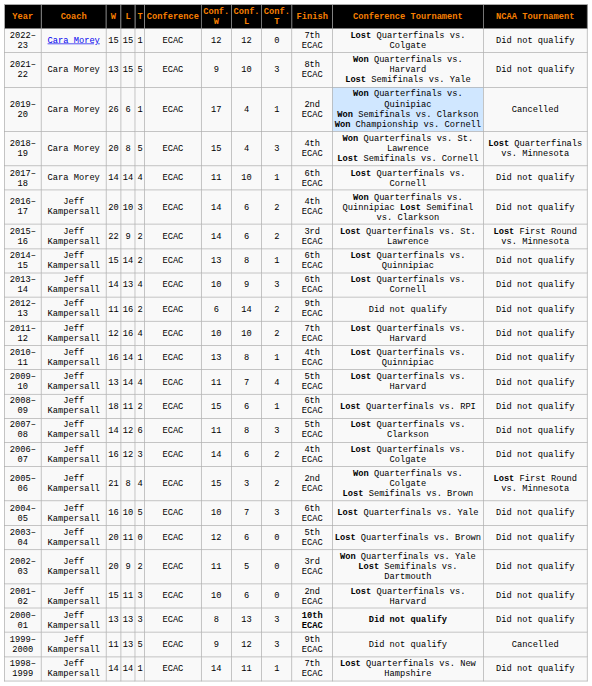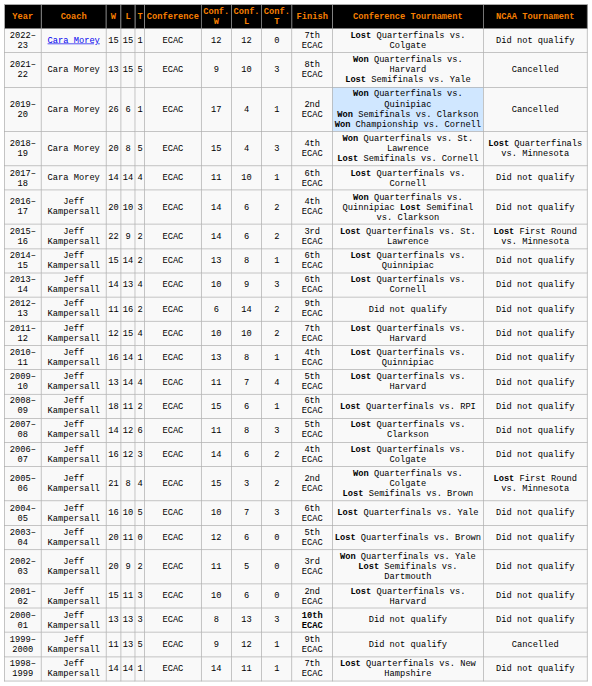(535, 70) Did not qualify -> (535, 70) Cancelled
(128, 333) 16 -> (128, 333) 15
(408, 620) bold -> (408, 620) normal
(277, 644) 3 -> (277, 644) 1
